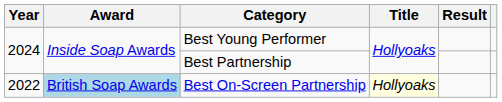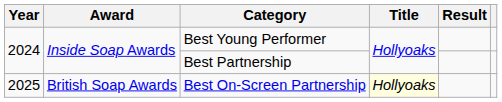(24, 85) 2022 -> (24, 85) 2025
(112, 85) lightblue background -> (112, 85) no background
